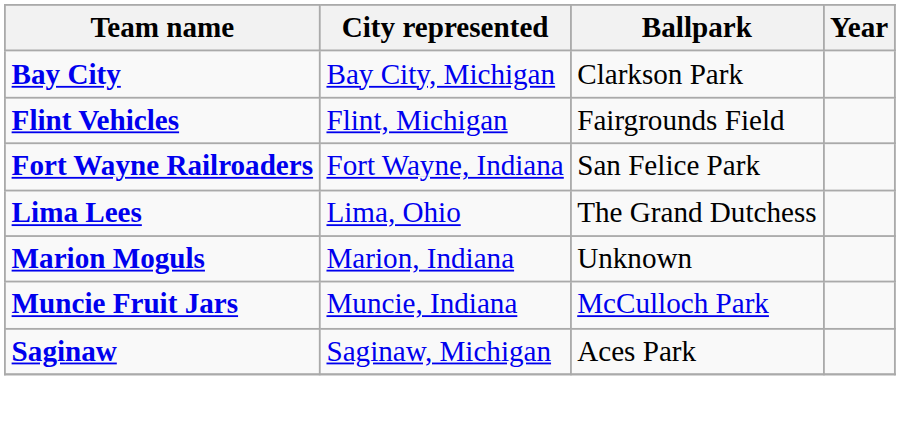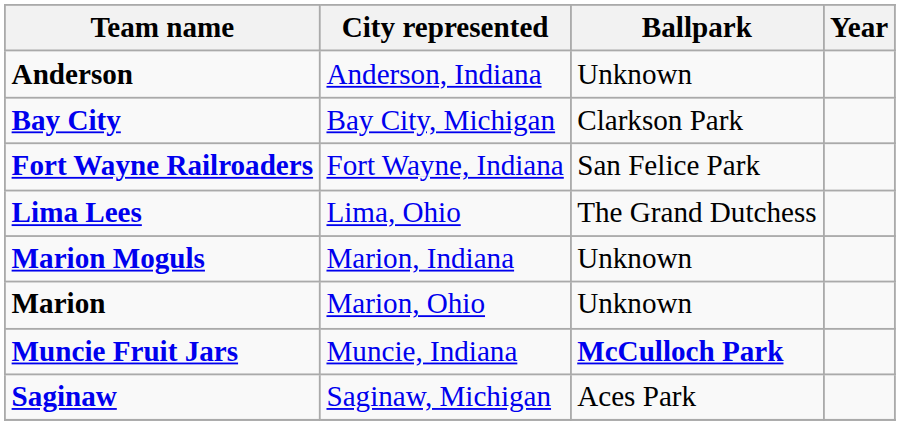+ row: (72, 73)
- row: (95, 119)
+ row: (59, 304)
(673, 304) normal -> (680, 350) bold
